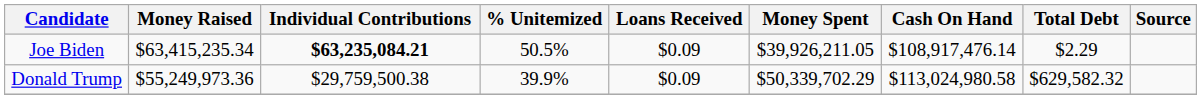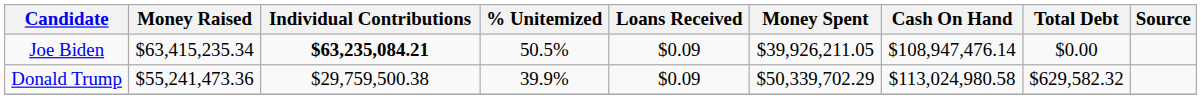(952, 49) $108,917,476.14 -> (952, 49) $108,947,476.14
(1076, 49) $2.29 -> (1076, 49) $0.00
(195, 79) $55,249,973.36 -> (195, 79) $55,241,473.36
